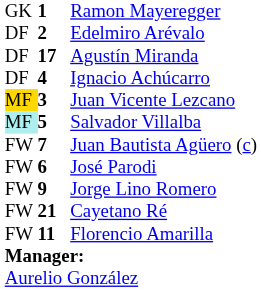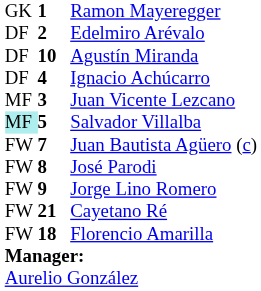(47, 55) 17 -> (47, 55) 10
(18, 100) gold background -> (18, 100) no background
(42, 166) 6 -> (42, 166) 8
(46, 233) 11 -> (47, 233) 18
